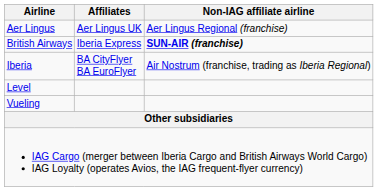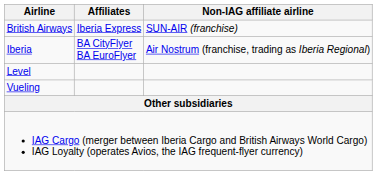- row: (31, 28)
(195, 44) bold -> (192, 28) normal
